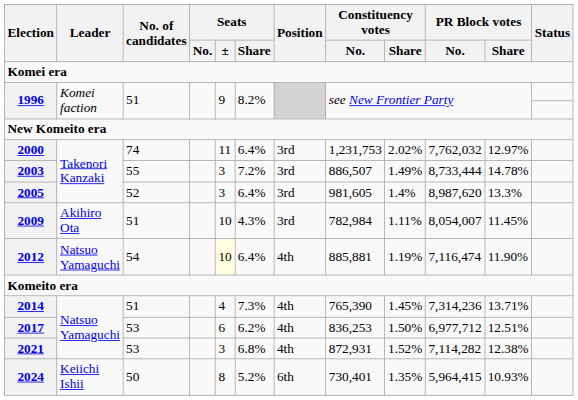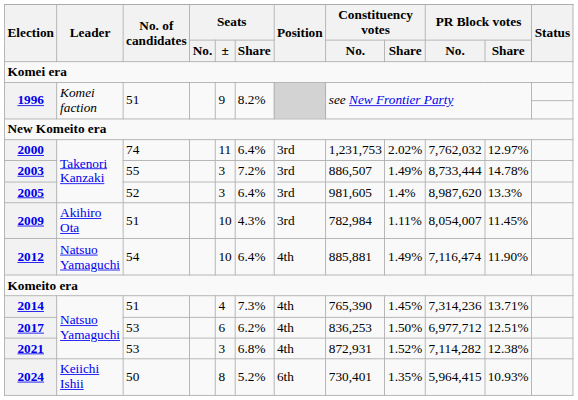(225, 256) lightyellow background -> (225, 256) no background
(405, 256) 1.19% -> (405, 256) 1.49%
